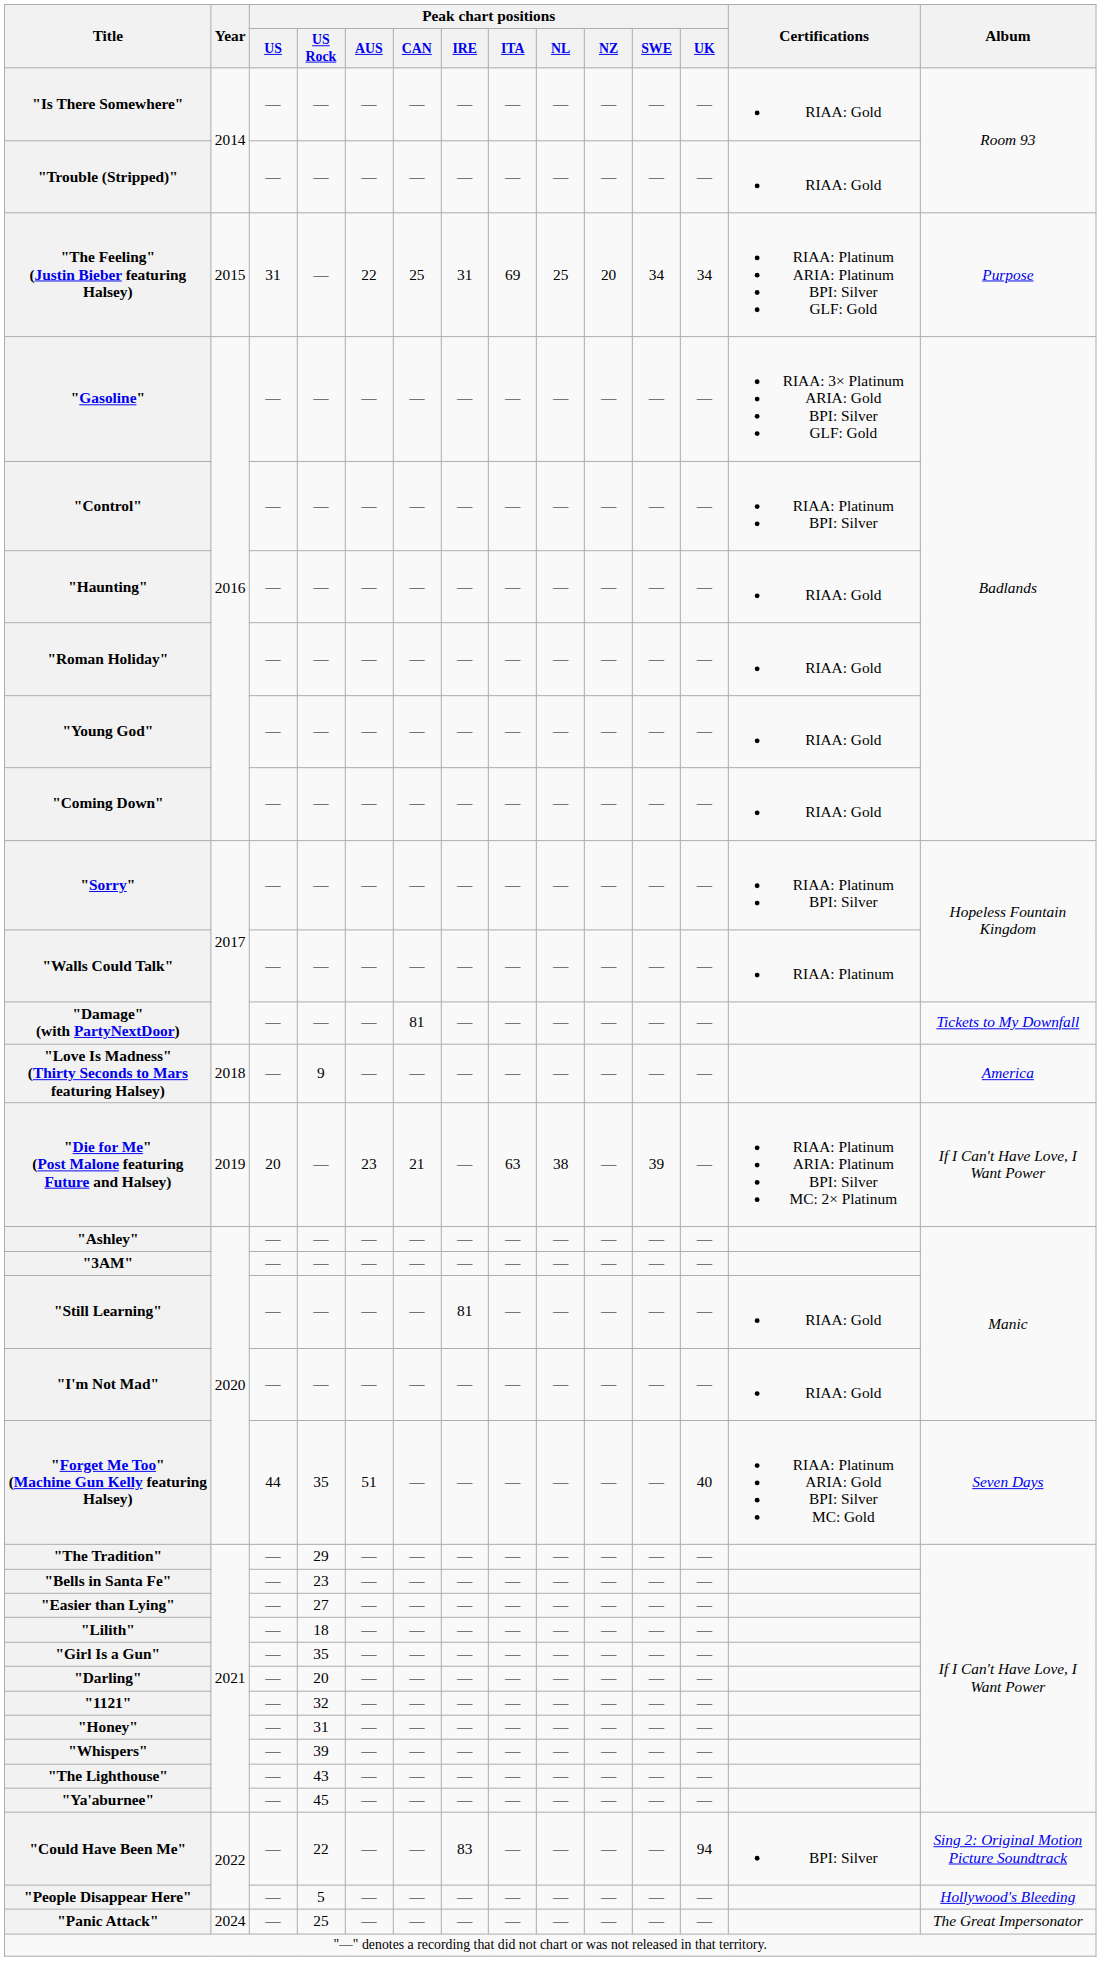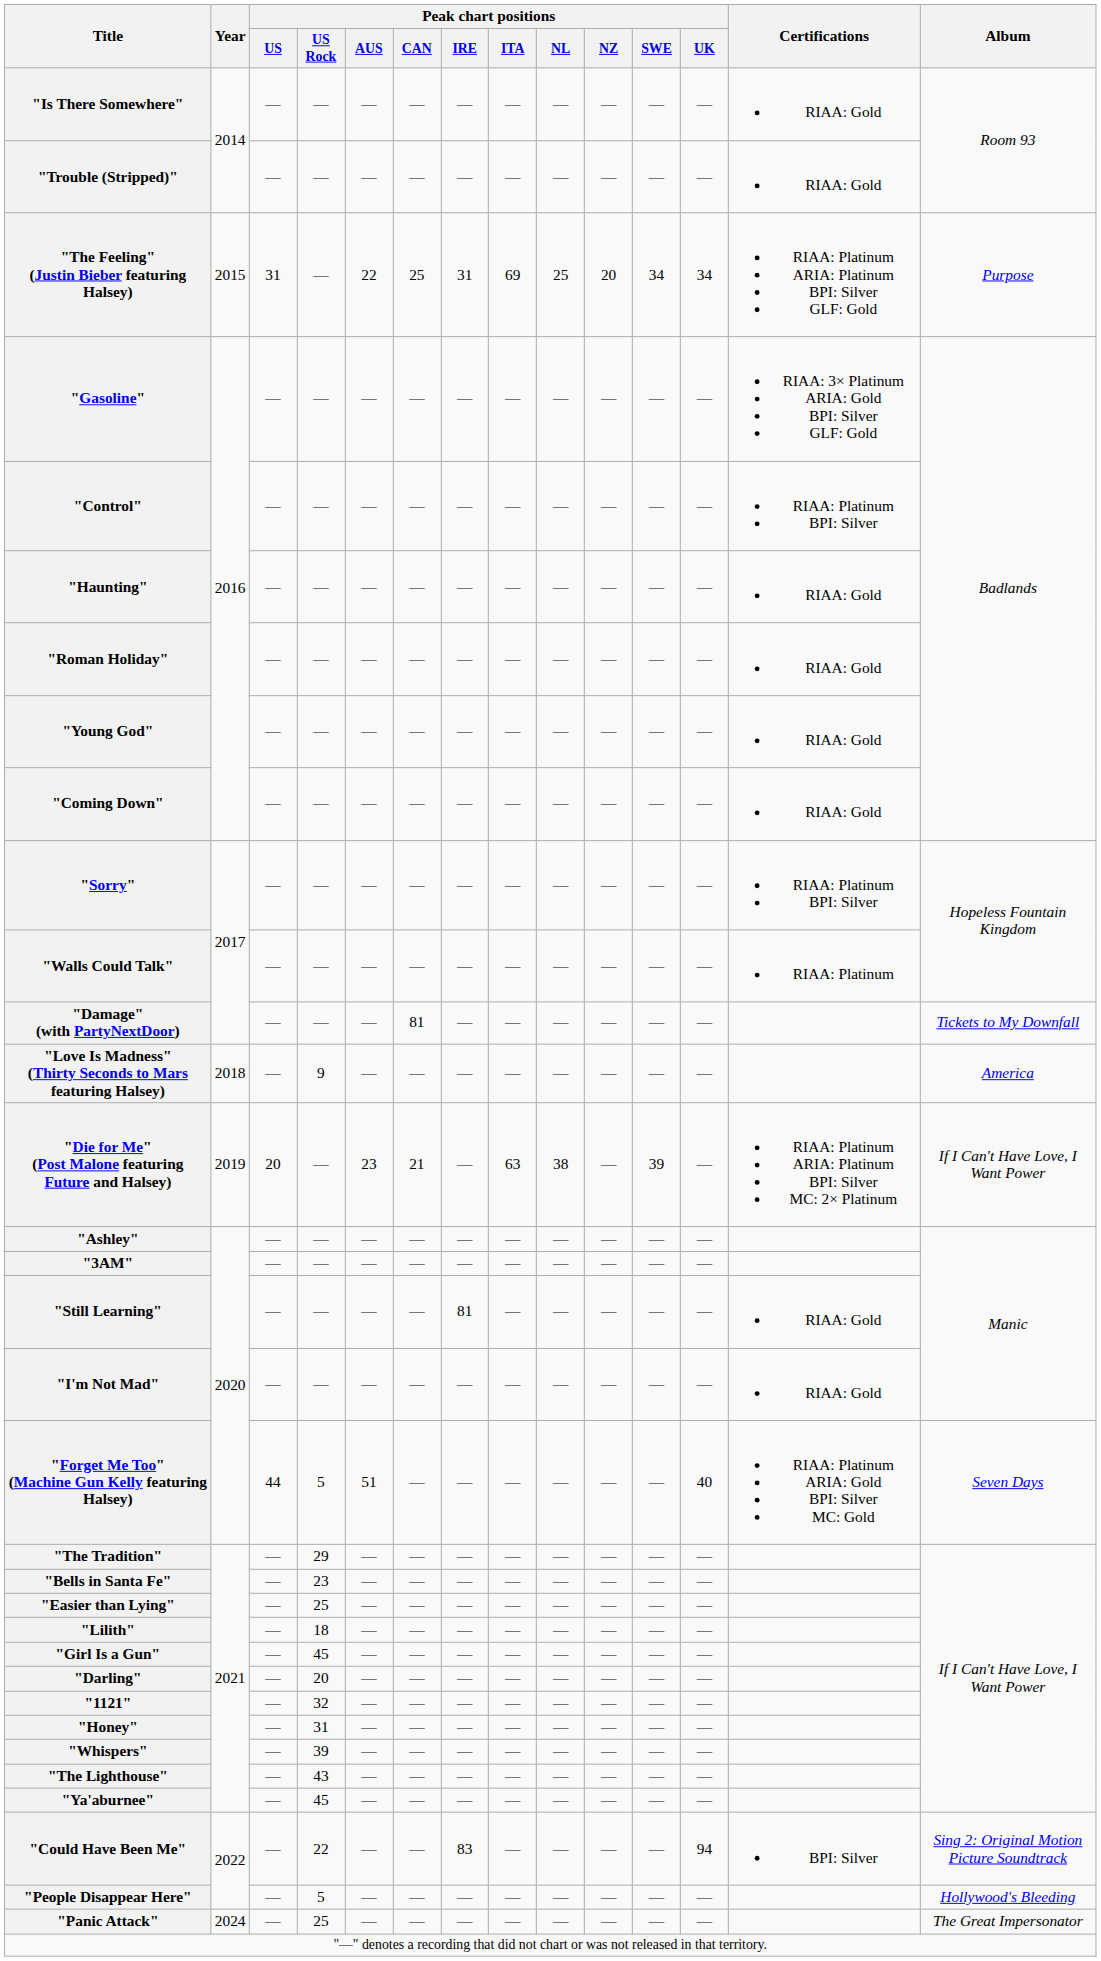(321, 1482) 35 -> (321, 1482) 5
(321, 1605) 27 -> (321, 1605) 25
(321, 1654) 35 -> (321, 1654) 45
